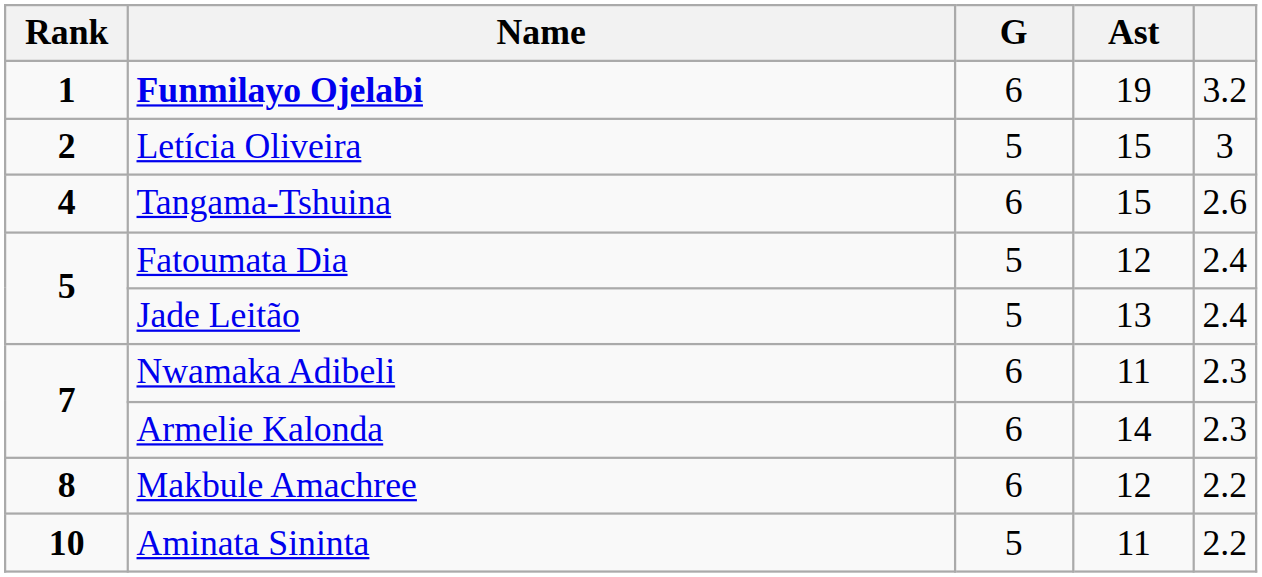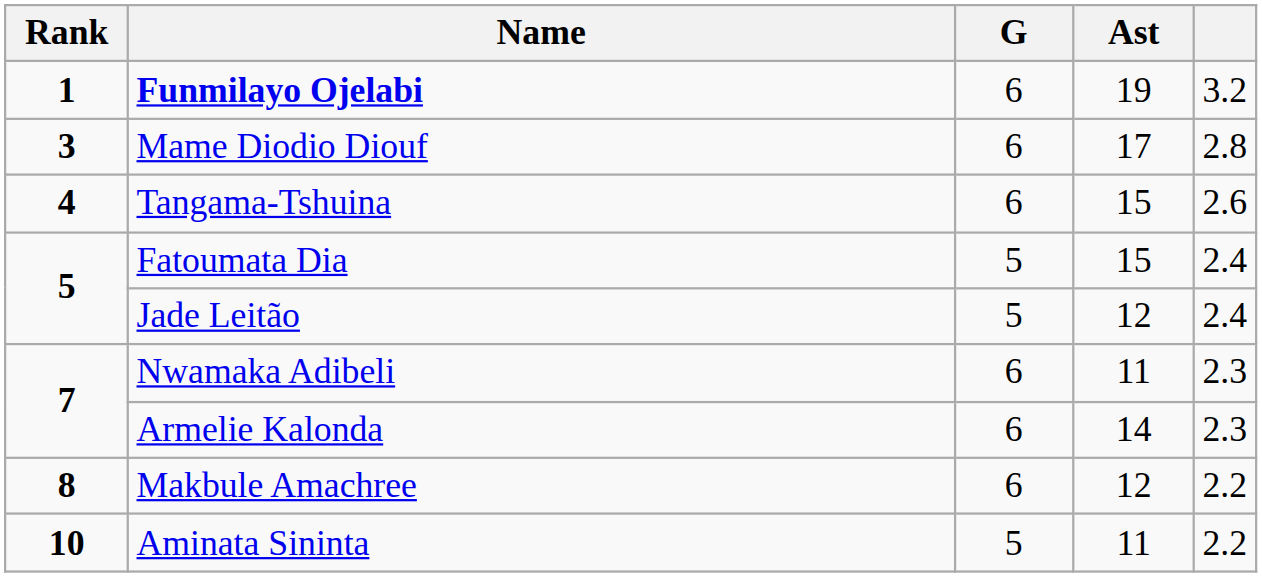- row: (249, 145)
+ row: (282, 145)
(1134, 259) 12 -> (1134, 259) 15
(1134, 315) 13 -> (1134, 315) 12
